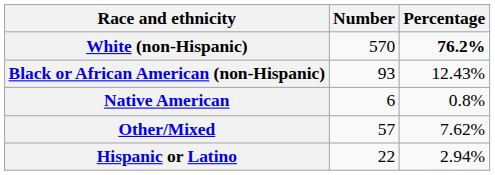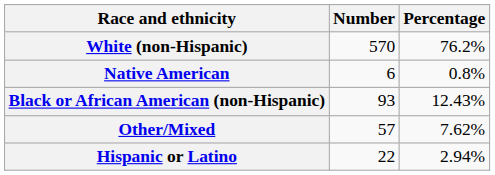(461, 45) bold -> (463, 45) normal
rows swapped: (167, 73) <-> (167, 101)
